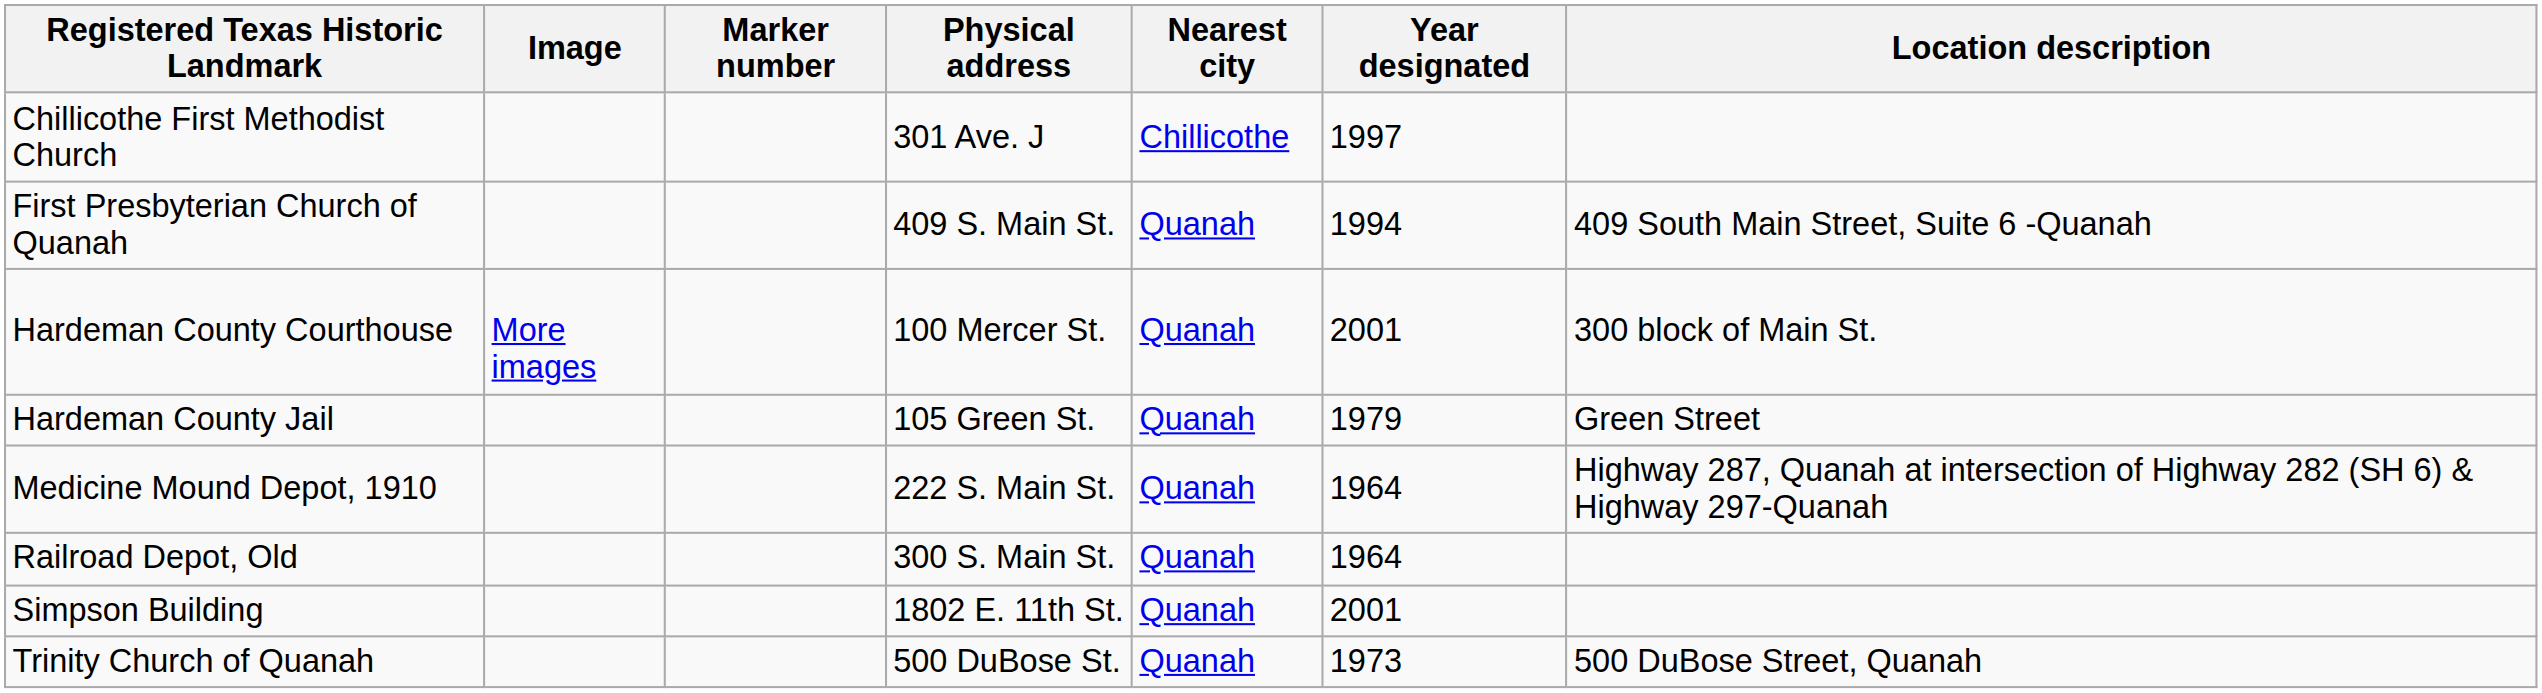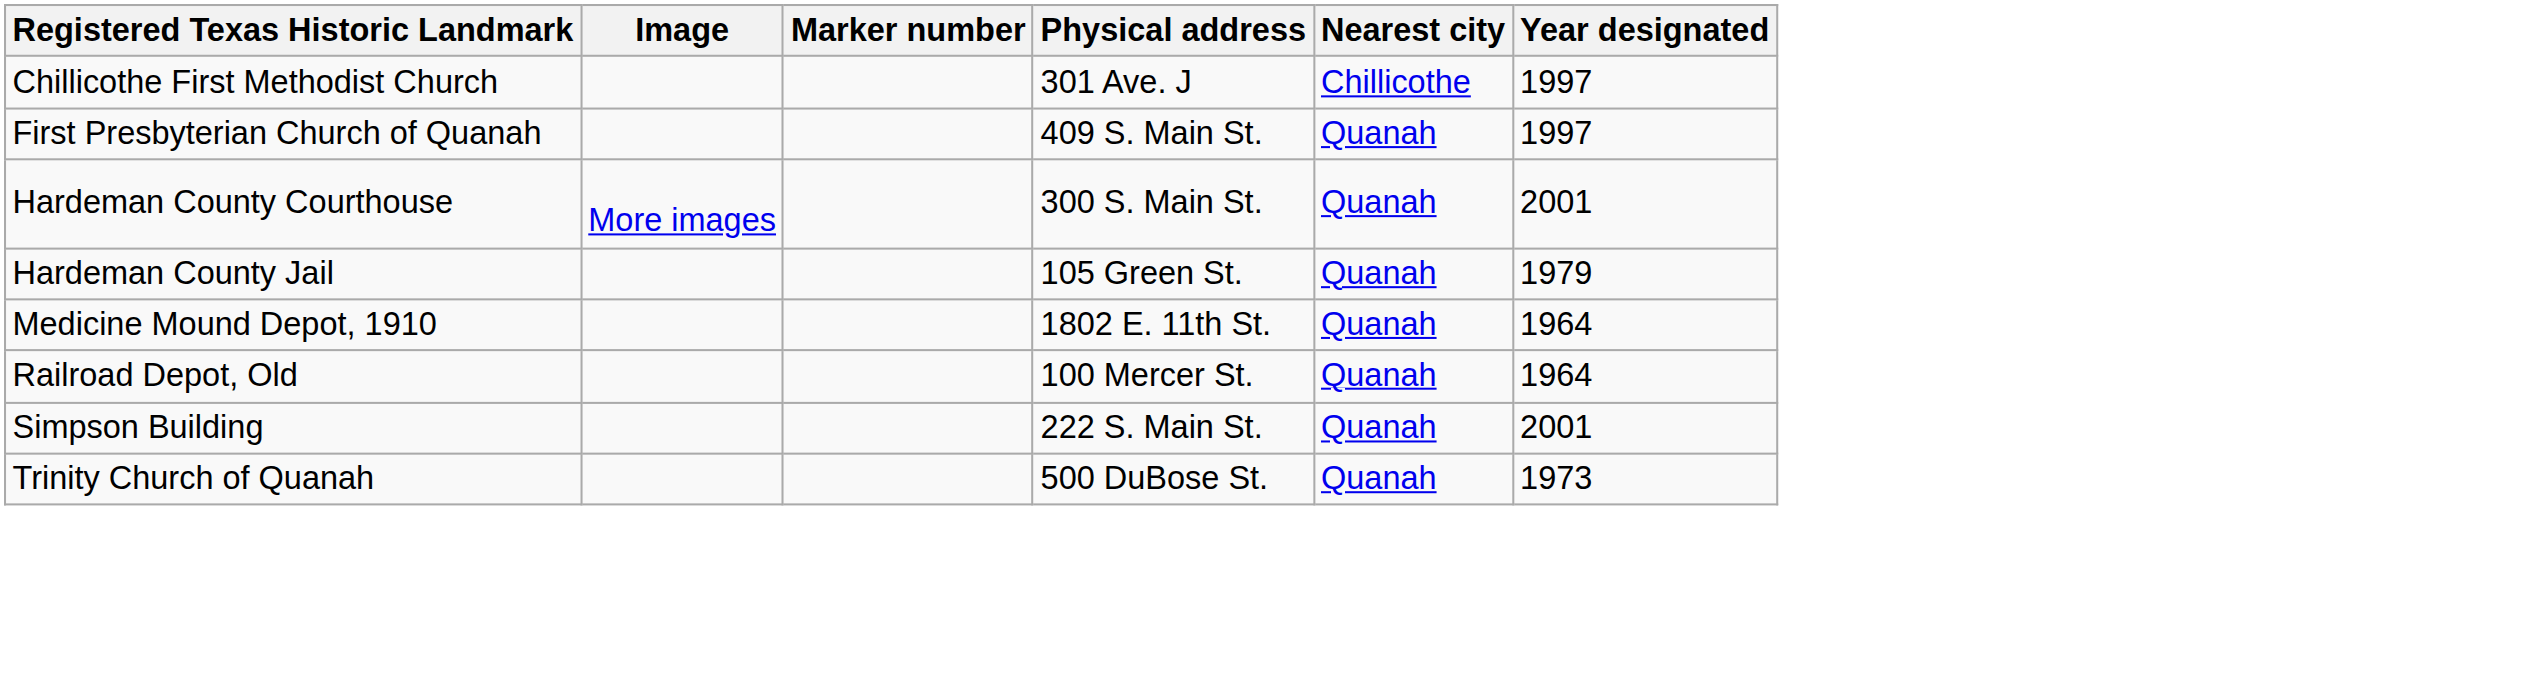- column: (2051, 48)
(1366, 224) 1994 -> (1556, 133) 1997
(1000, 330) 100 Mercer St. -> (1152, 203) 300 S. Main St.
(1004, 488) 222 S. Main St. -> (1156, 324) 1802 E. 11th St.
(1004, 558) 300 S. Main St. -> (1147, 375) 100 Mercer St.
(1008, 610) 1802 E. 11th St. -> (1152, 427) 222 S. Main St.
